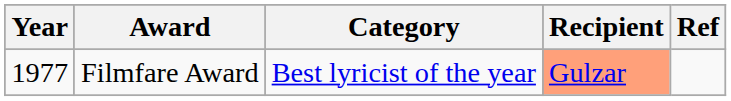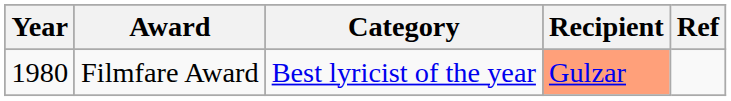(40, 71) 1977 -> (40, 71) 1980
